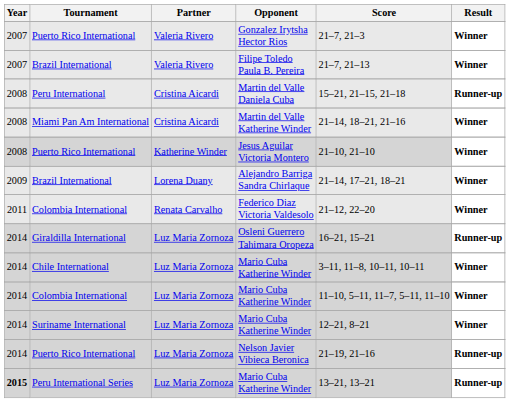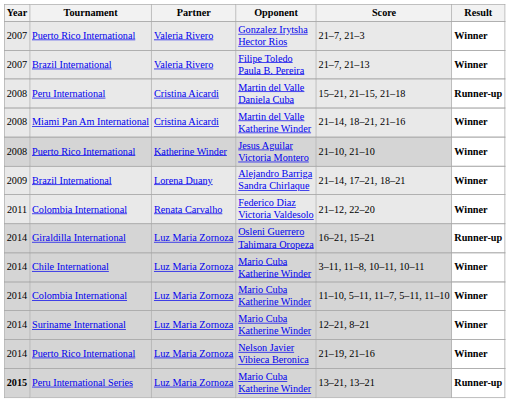(478, 354) Runner-up -> (471, 354) Winner
